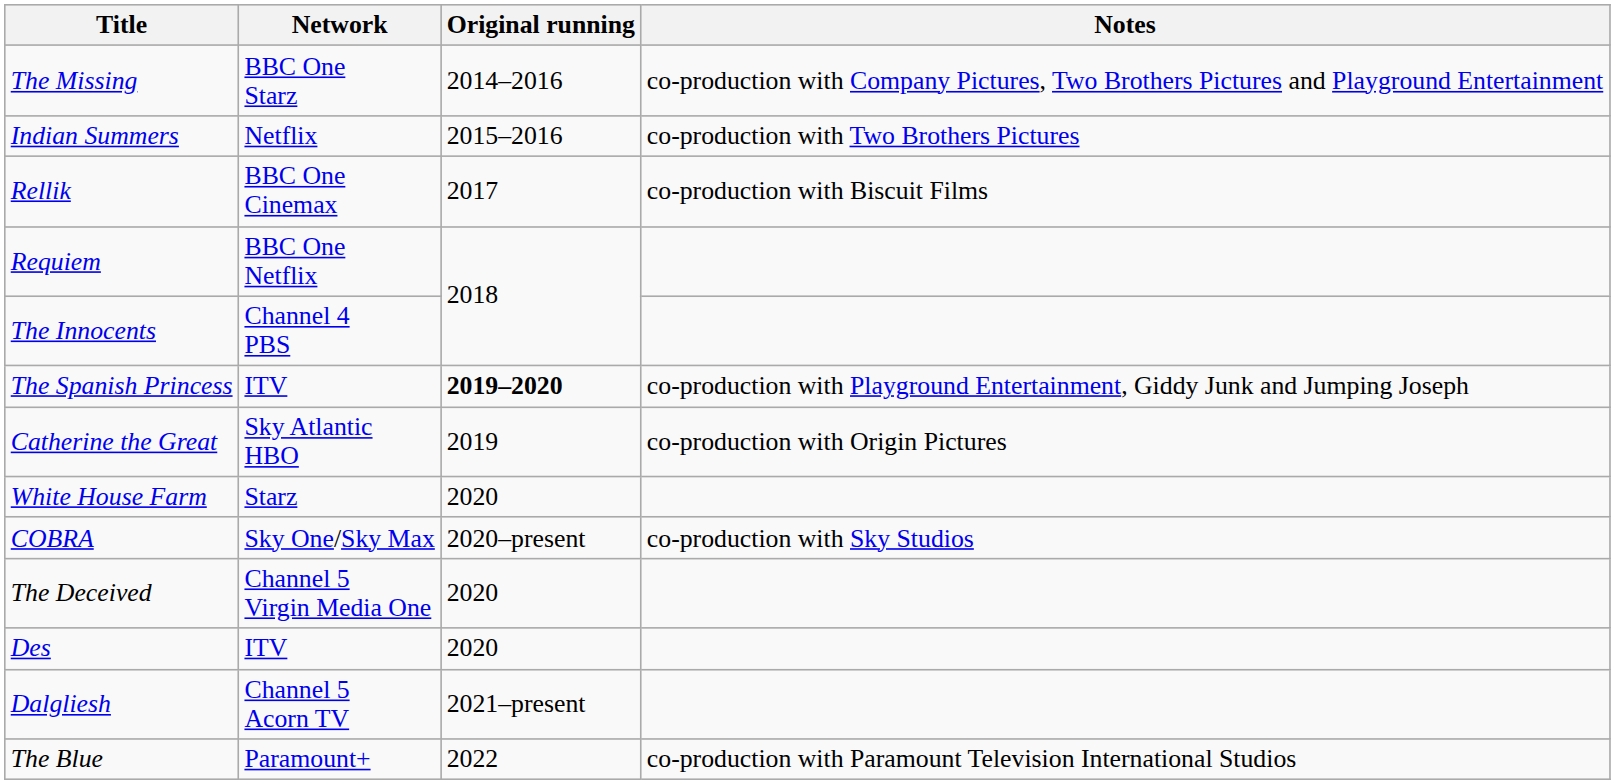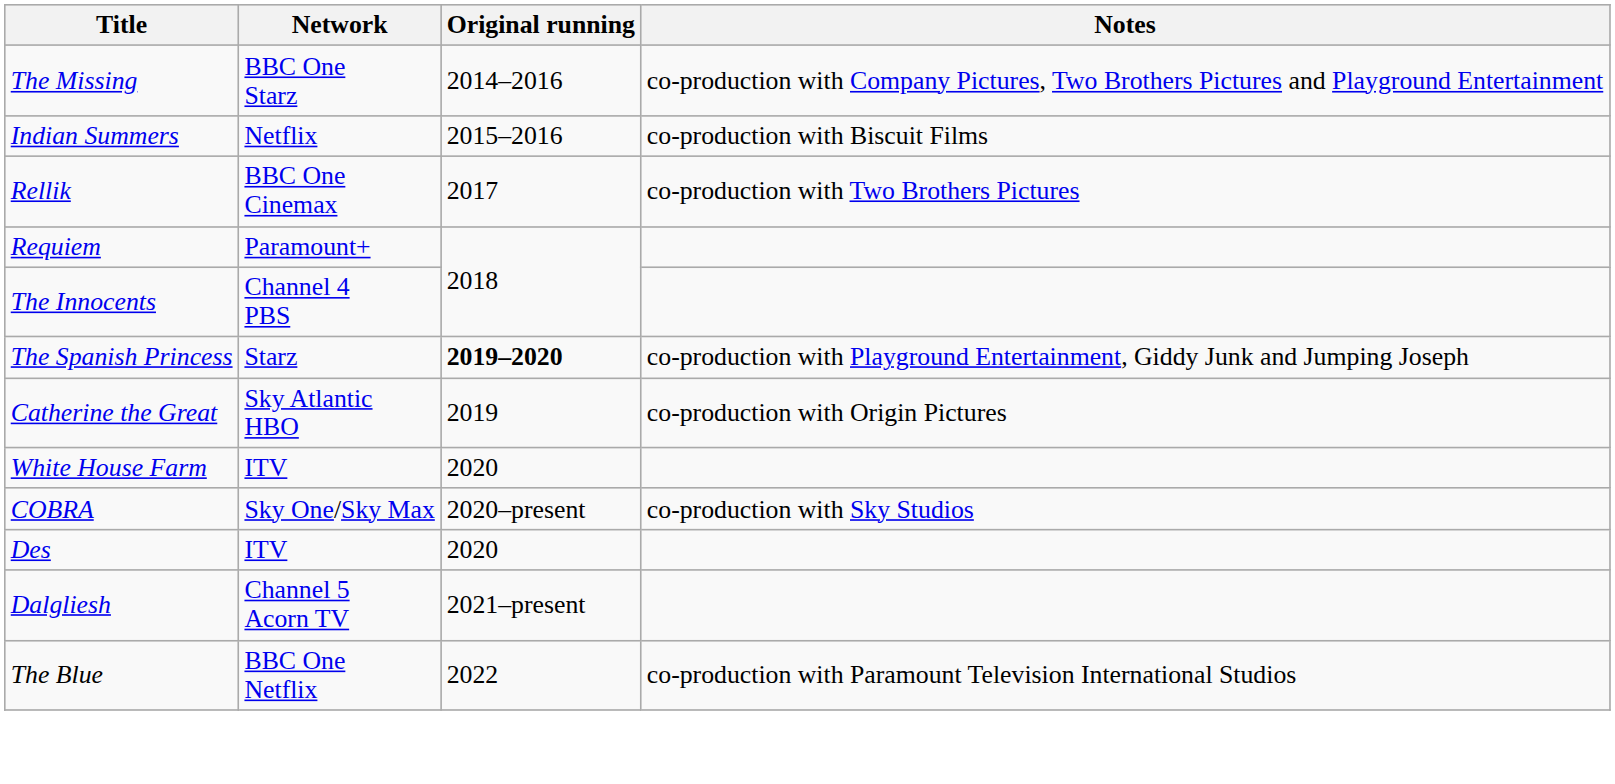(863, 135) co-production with Two Brothers Pictures -> (817, 135) co-production with Biscuit Films
(817, 190) co-production with Biscuit Films -> (863, 190) co-production with Two Brothers Pictures
(295, 260) BBC One Netflix -> (308, 246) Paramount+
(266, 385) ITV -> (271, 356) Starz
(271, 496) Starz -> (266, 467) ITV
- row: (81, 592)
(308, 758) Paramount+ -> (295, 674) BBC One Netflix
